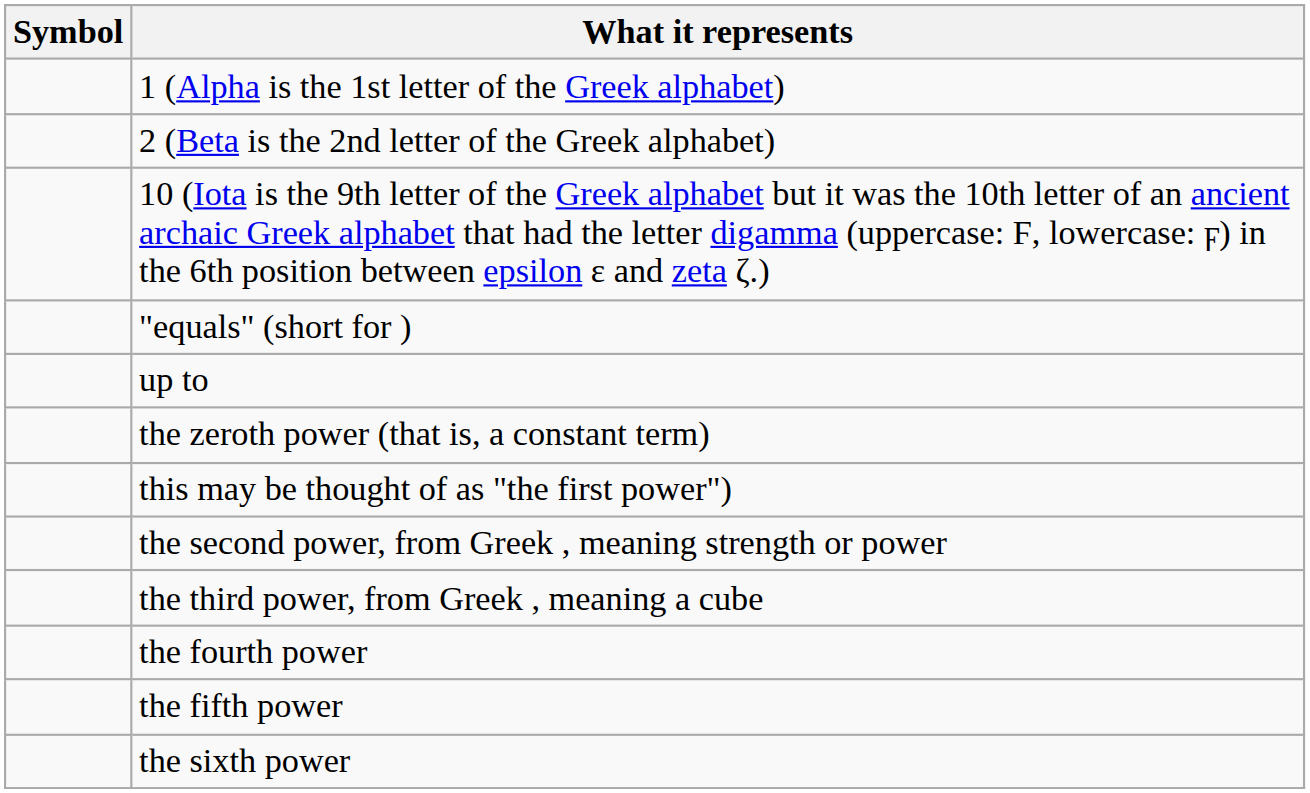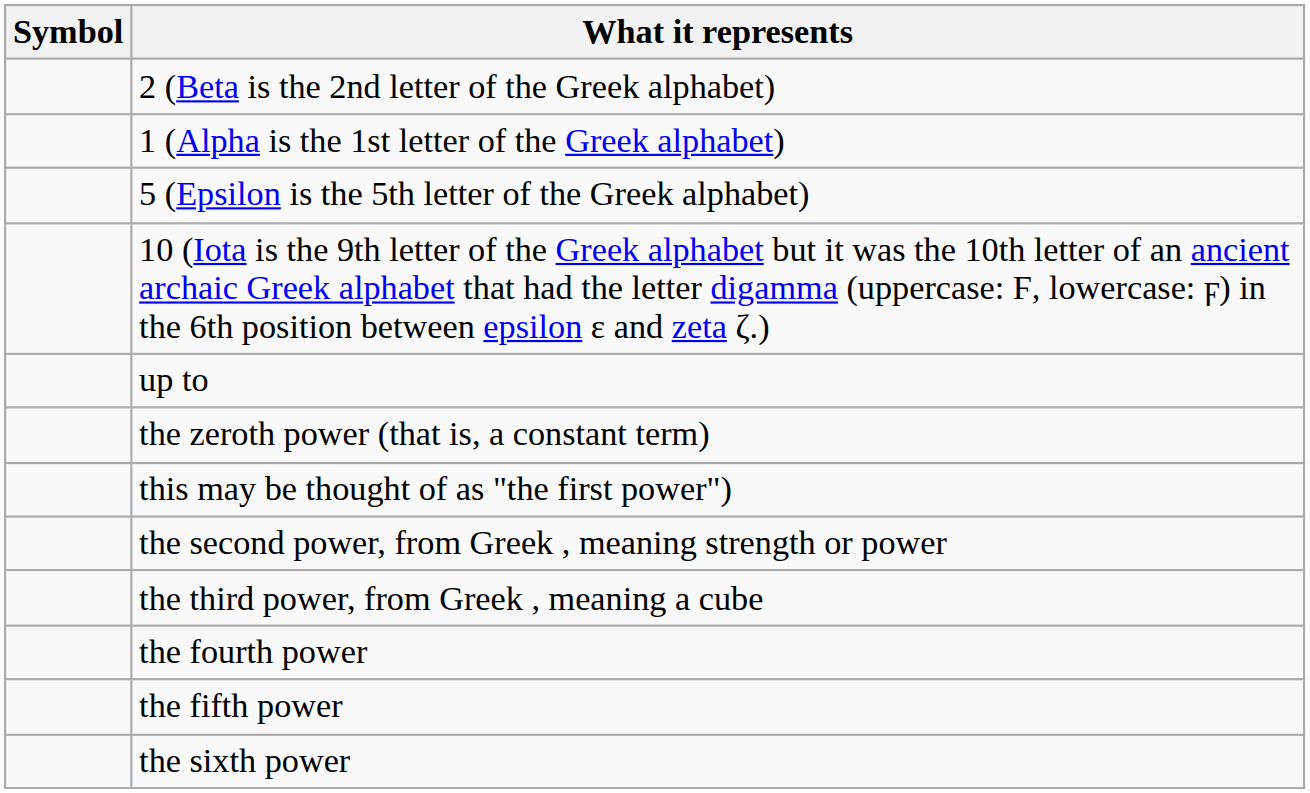rows swapped: (462, 85) <-> (457, 140)
+ row: (474, 194)
- row: (275, 325)
